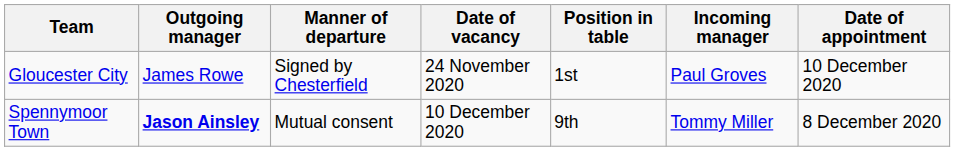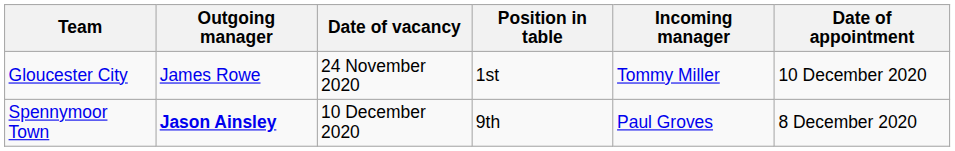- column: (346, 28)
(719, 75) Paul Groves -> (668, 75) Tommy Miller
(722, 122) Tommy Miller -> (665, 122) Paul Groves
